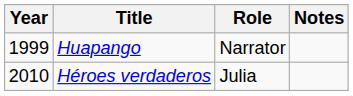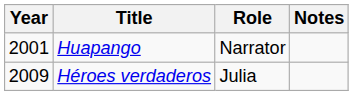(29, 47) 1999 -> (29, 47) 2001
(29, 76) 2010 -> (29, 76) 2009
